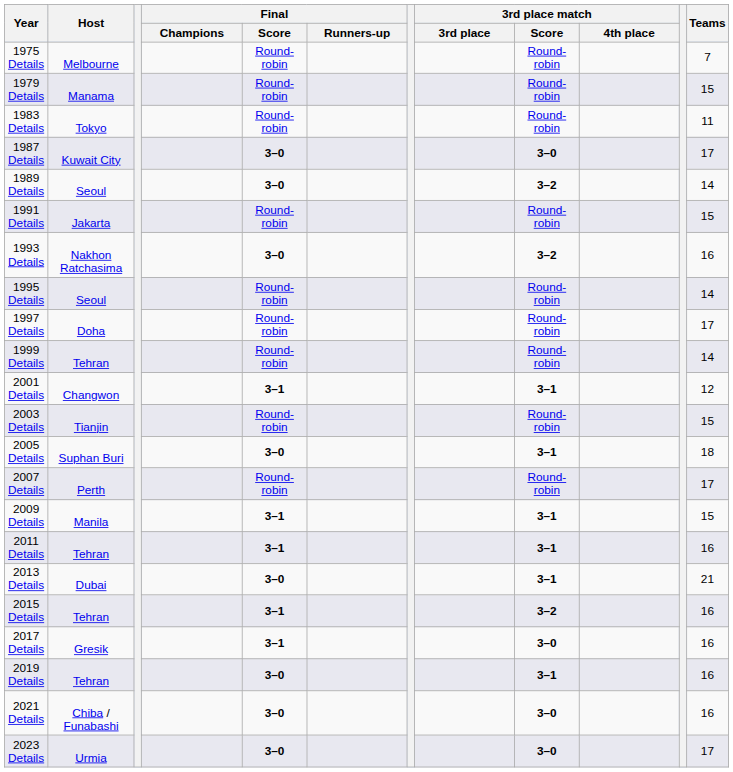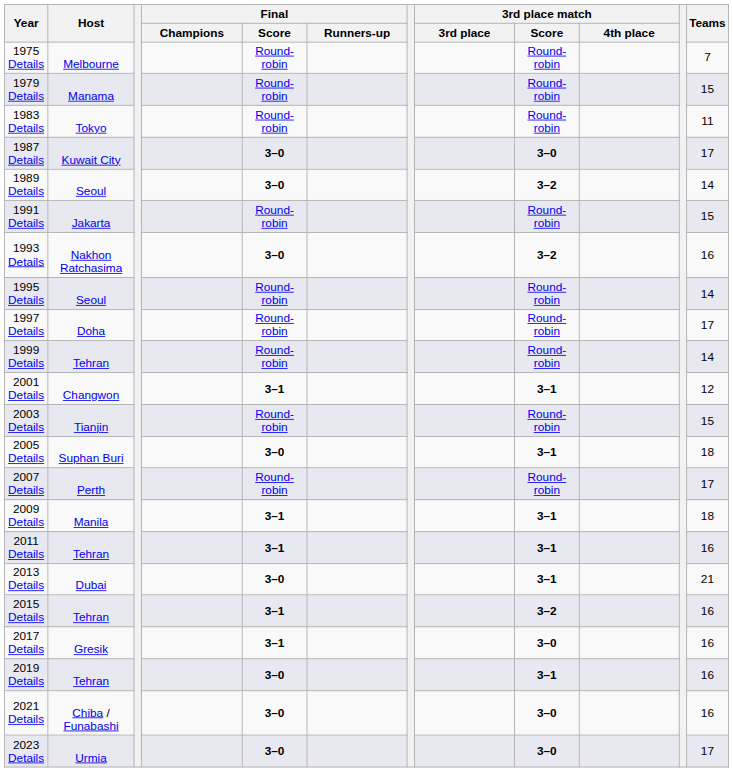(707, 516) 15 -> (707, 516) 18
